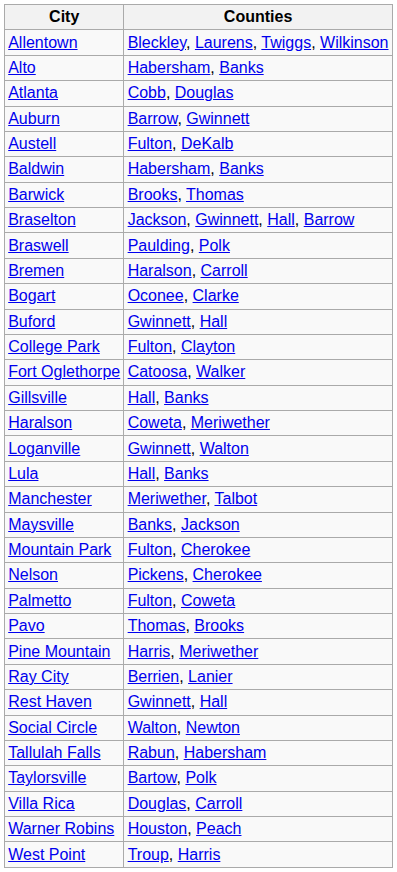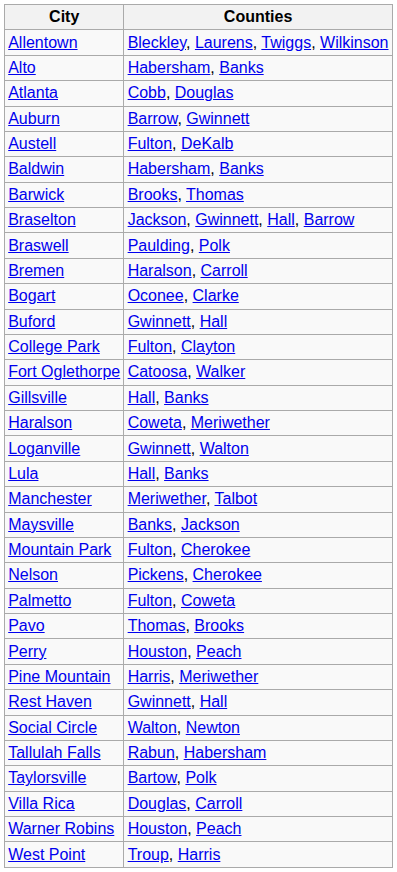+ row: (27, 651)
- row: (38, 676)
